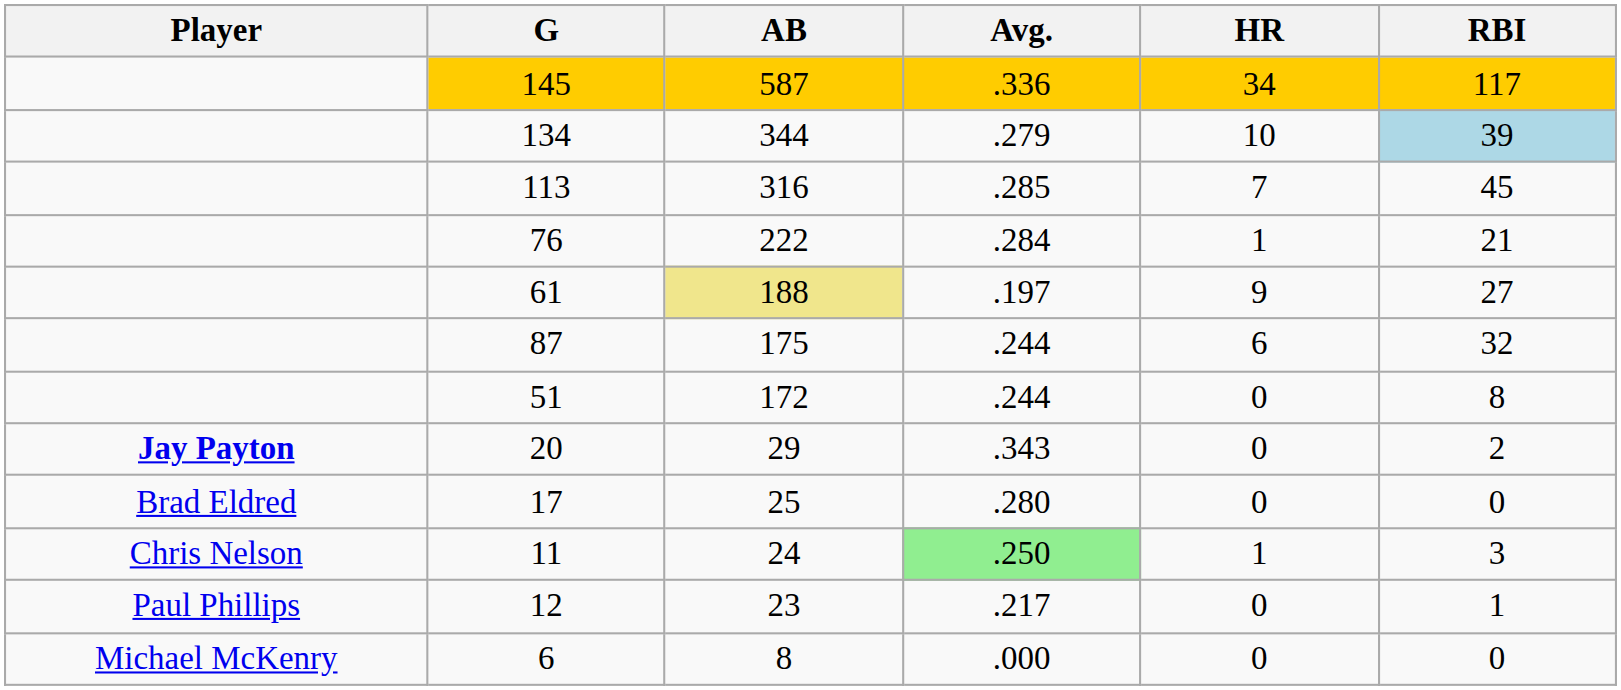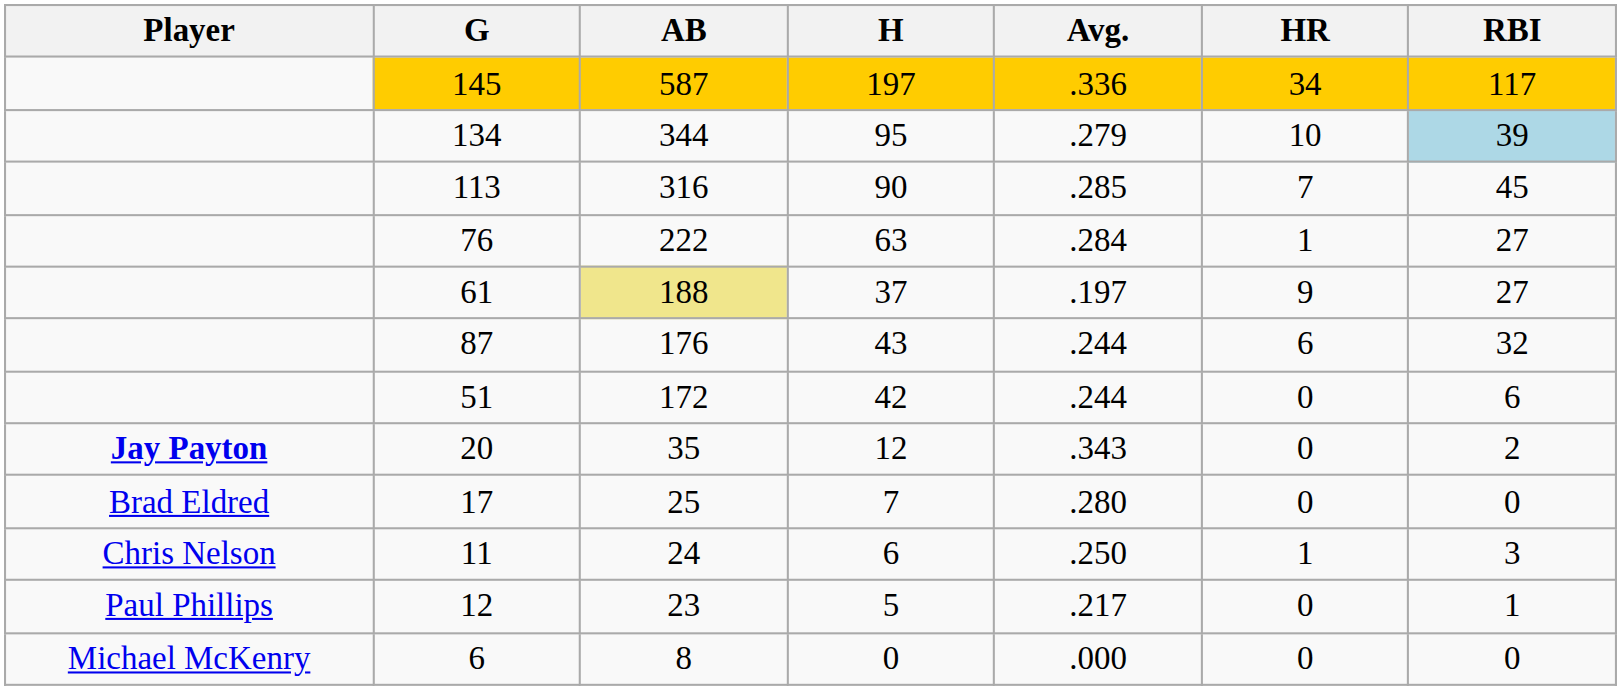+ column: (891, 30)
(1497, 239) 21 -> (1512, 239) 27
(784, 344) 175 -> (684, 344) 176
(1497, 396) 8 -> (1512, 396) 6
(784, 448) 29 -> (684, 448) 35
(1022, 553) lightgreen background -> (1098, 553) no background
